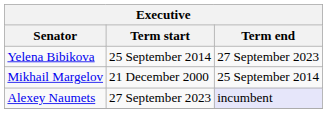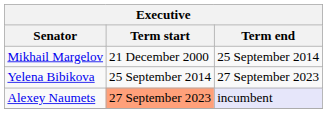rows swapped: (55, 77) <-> (51, 56)
(160, 98) no background -> (160, 98) lightsalmon background
